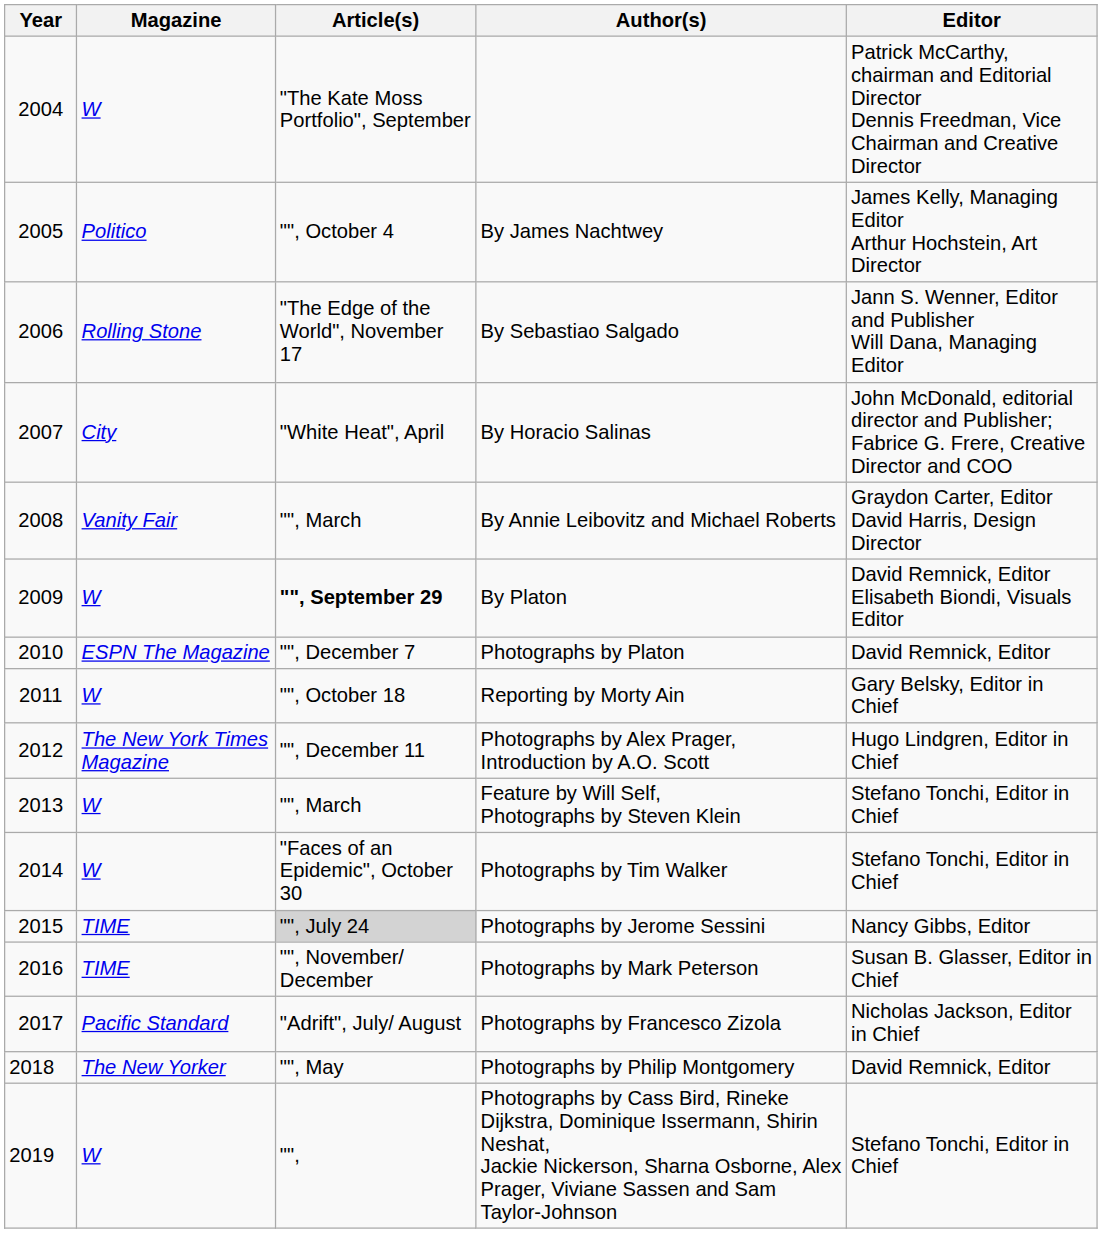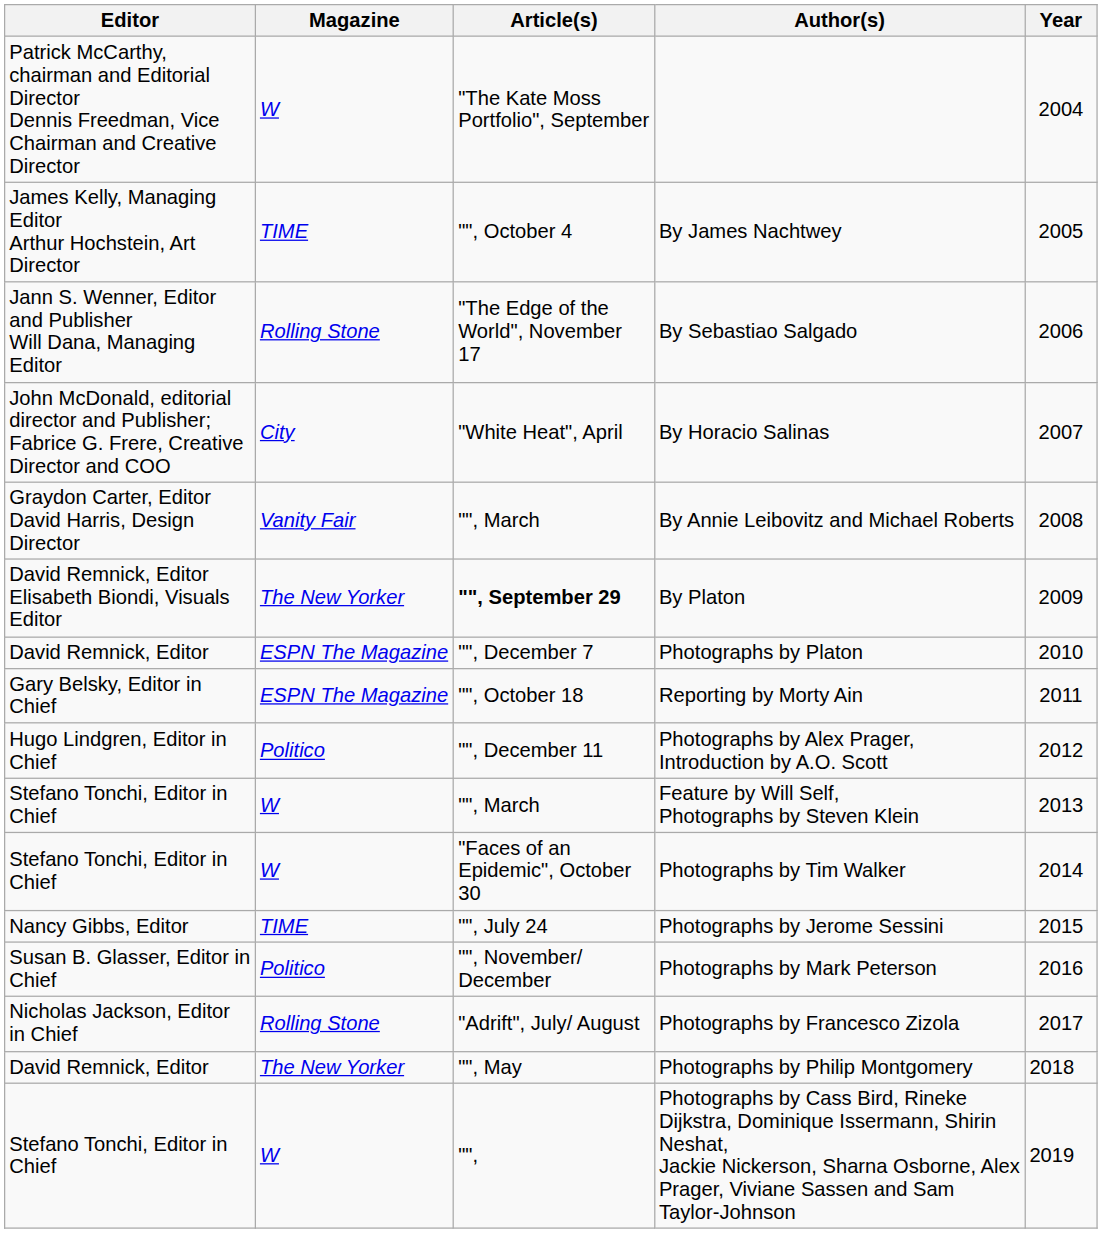columns swapped: (41, 20) <-> (972, 20)
(114, 231) Politico -> (284, 231) TIME
(91, 597) W -> (332, 597) The New Yorker
(91, 695) W -> (354, 695) ESPN The Magazine
(175, 750) The New York Times Magazine -> (292, 750) Politico
(325, 925) lightgrey background -> (503, 925) no background
(106, 969) TIME -> (292, 969) Politico
(155, 1023) Pacific Standard -> (320, 1023) Rolling Stone
